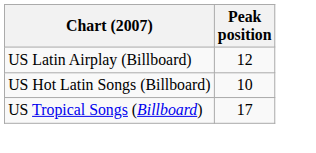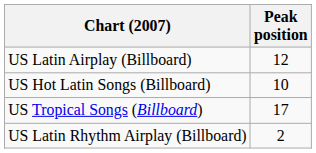+ row: (127, 135)
